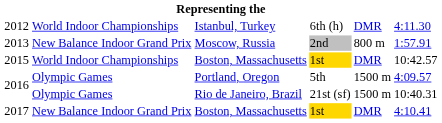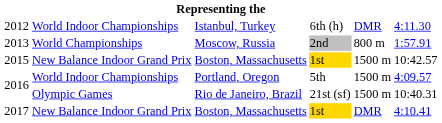(112, 43) New Balance Indoor Grand Prix -> (87, 43) World Championships
(105, 60) World Indoor Championships -> (112, 60) New Balance Indoor Grand Prix
(368, 60) DMR -> (372, 60) 1500 m
(72, 77) Olympic Games -> (105, 77) World Indoor Championships
